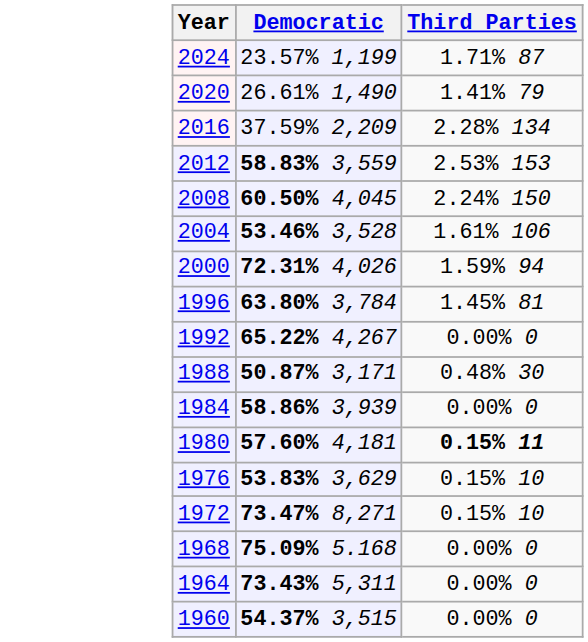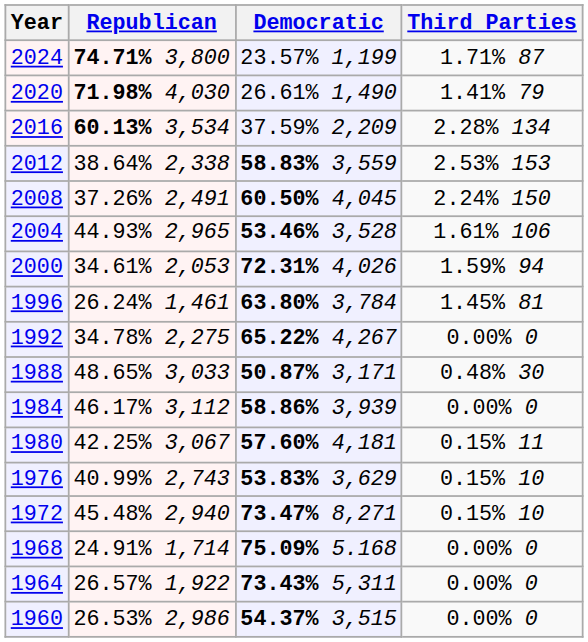+ column: (152, 23)
(492, 444) bold -> (492, 444) normal
